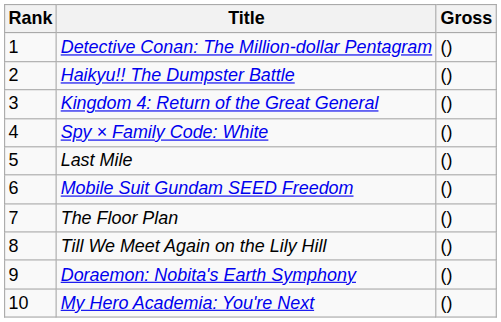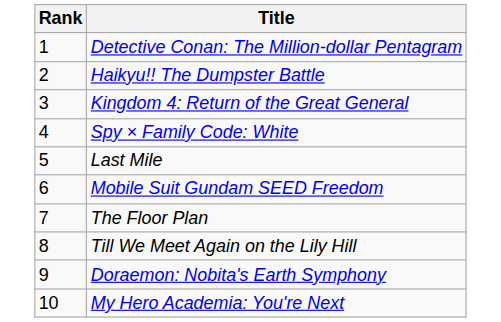- column: (466, 18)
